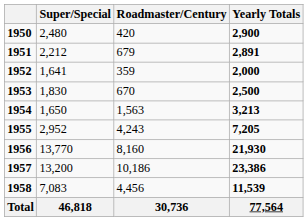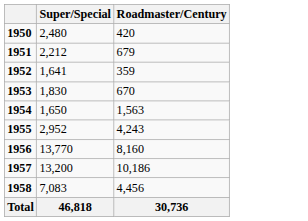- column: (266, 14)
